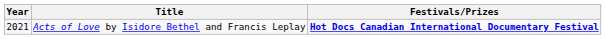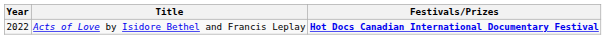(18, 27) 2021 -> (18, 27) 2022
